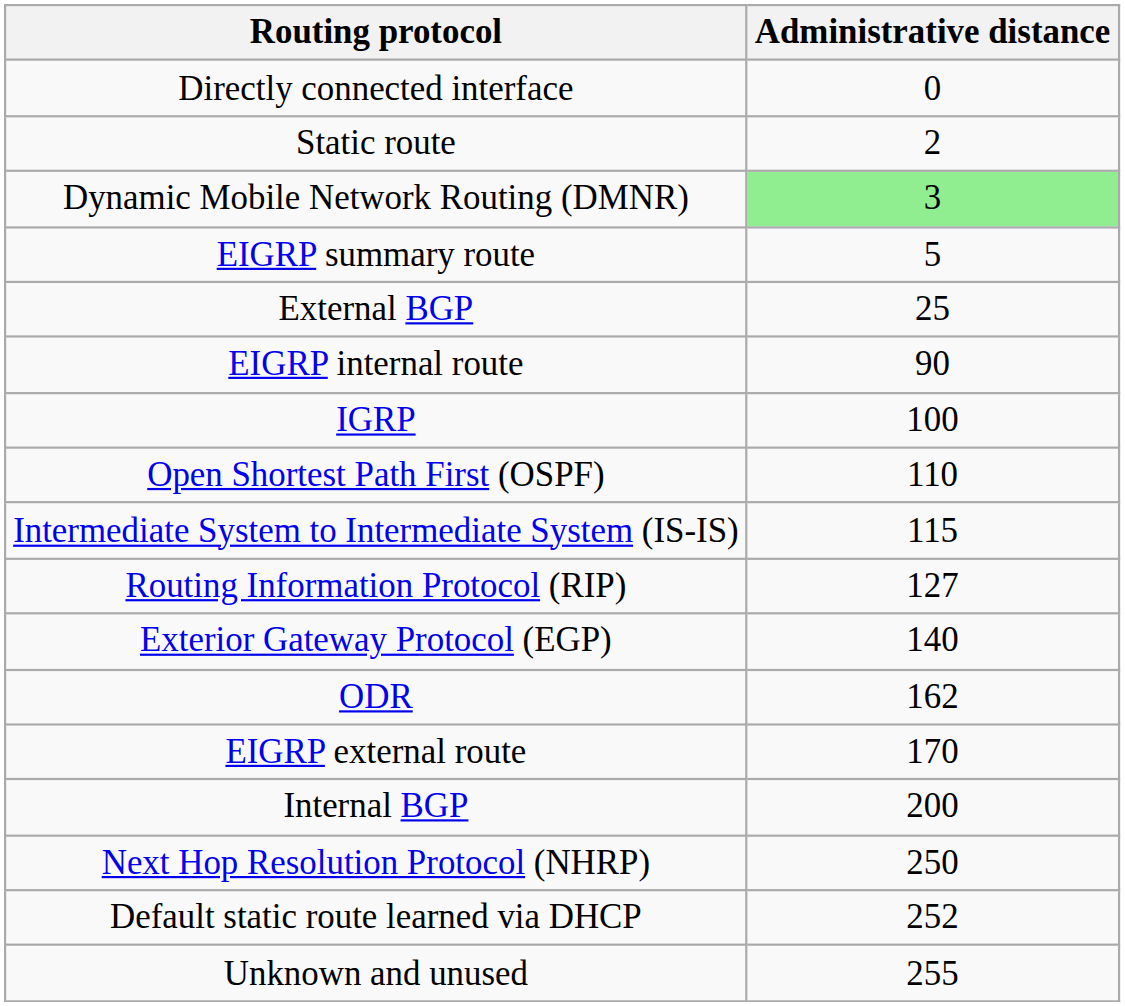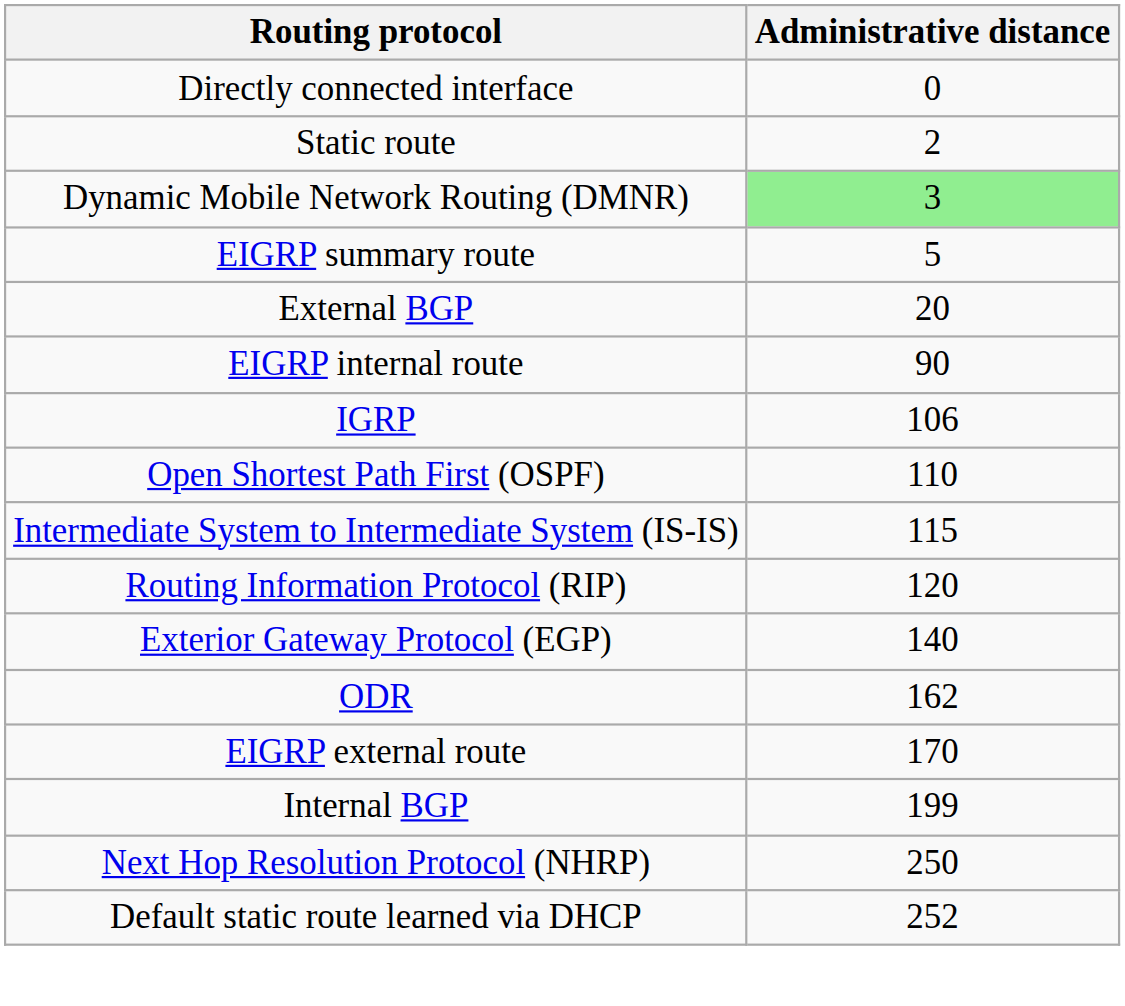(933, 308) 25 -> (933, 308) 20
(933, 419) 100 -> (933, 419) 106
(933, 585) 127 -> (933, 585) 120
(933, 806) 200 -> (933, 806) 199
- row: (376, 972)
